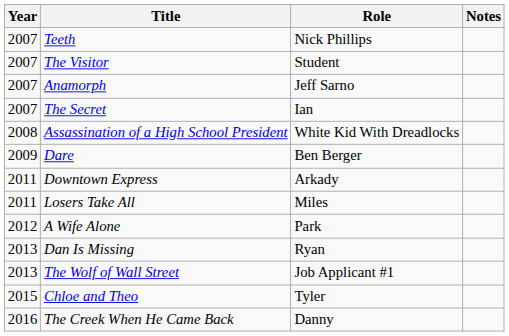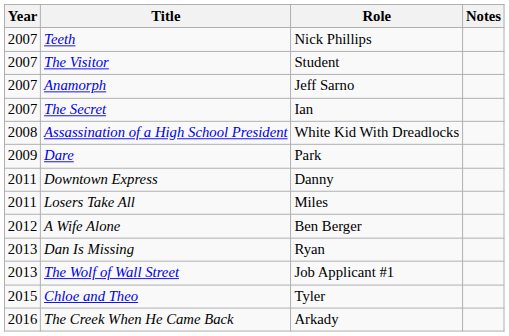(328, 156) Ben Berger -> (308, 156) Park
(316, 179) Arkady -> (314, 179) Danny
(308, 226) Park -> (328, 226) Ben Berger
(314, 319) Danny -> (316, 319) Arkady
